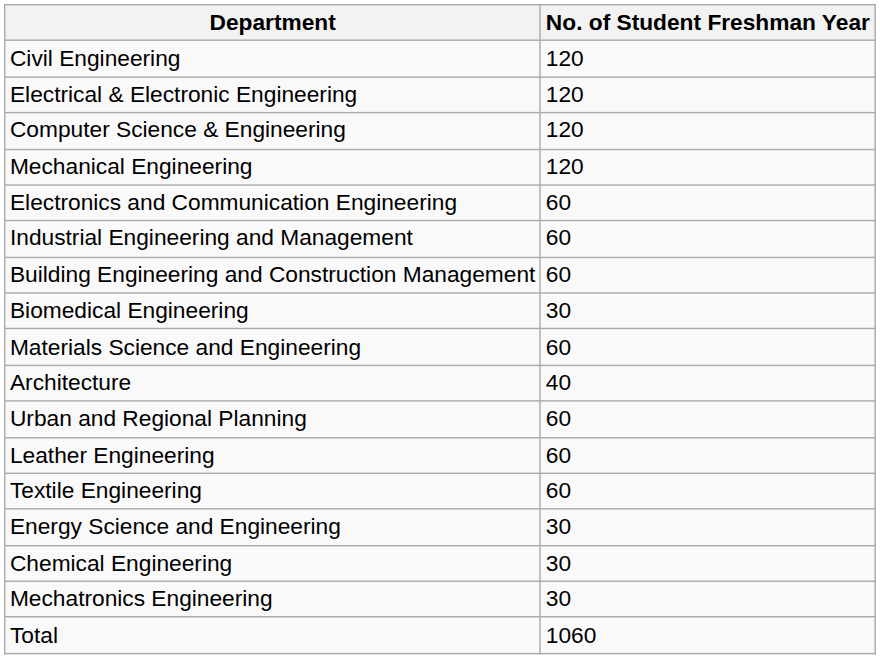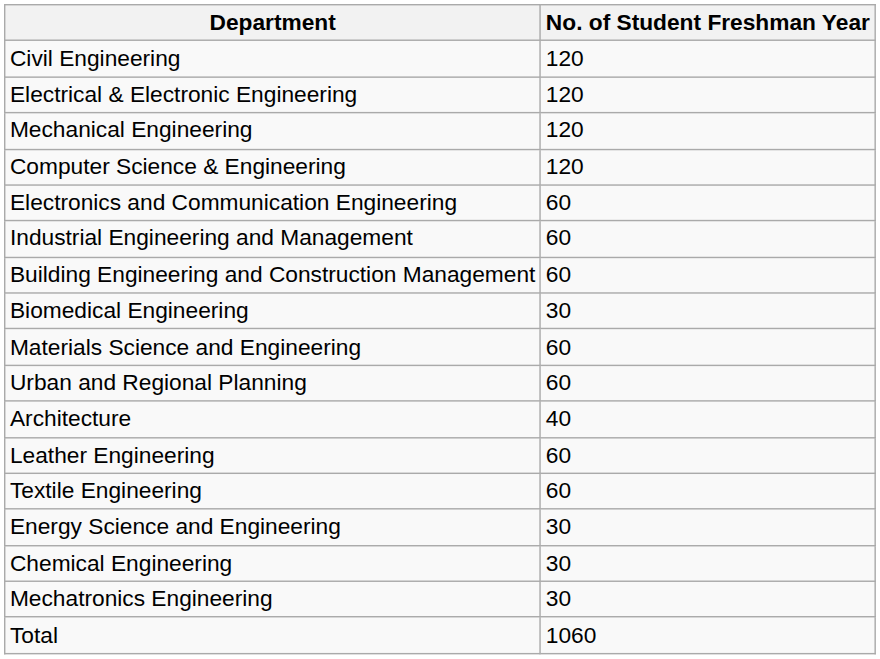rows swapped: (131, 166) <-> (178, 130)
rows swapped: (71, 382) <-> (158, 418)
